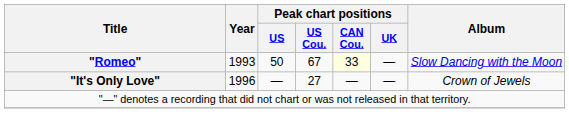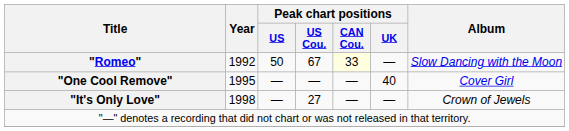(242, 62) 1993 -> (242, 62) 1992
+ row: (115, 81)
(242, 81) 1996 -> (242, 100) 1998
